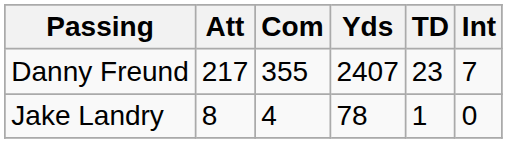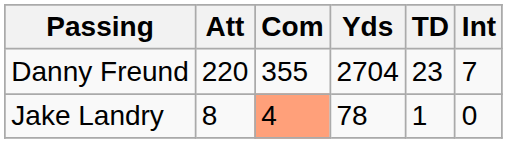(225, 71) 217 -> (225, 71) 220
(368, 71) 2407 -> (368, 71) 2704
(269, 115) no background -> (269, 115) lightsalmon background
